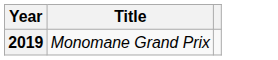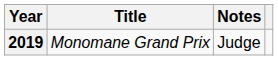+ column: (239, 17)
